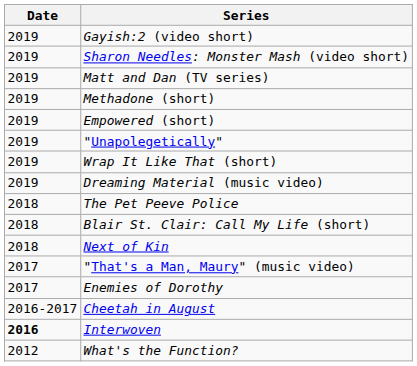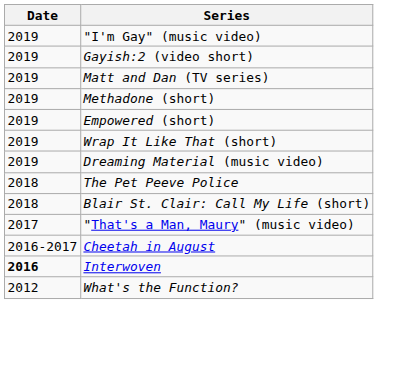+ row: (173, 36)
- row: (246, 57)
- row: (153, 141)
- row: (126, 246)
- row: (153, 288)
